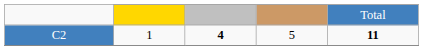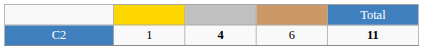(292, 35) 5 -> (292, 35) 6
